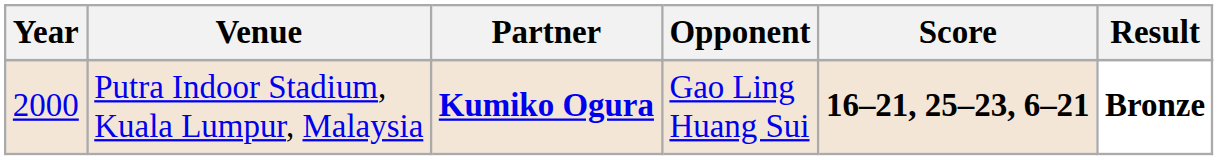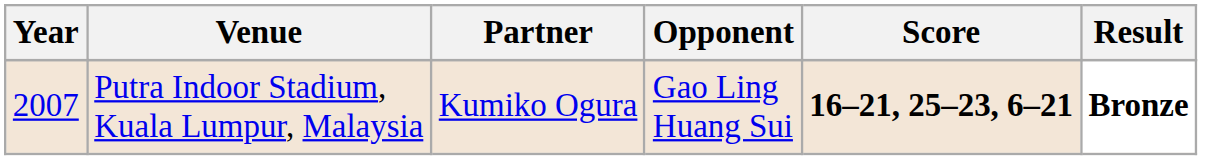(46, 105) 2000 -> (46, 105) 2007
(546, 105) bold -> (538, 105) normal
